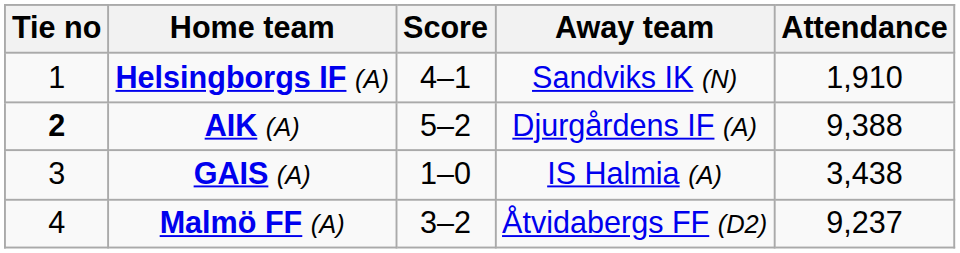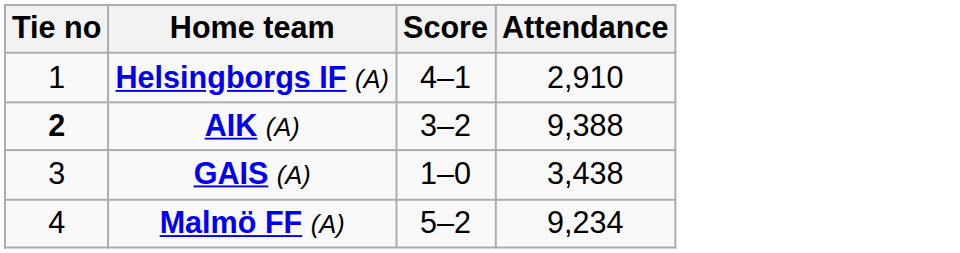- column: (635, 28)
(865, 77) 1,910 -> (585, 77) 2,910
(445, 125) 5–2 -> (445, 125) 3–2
(445, 222) 3–2 -> (445, 222) 5–2
(865, 222) 9,237 -> (585, 222) 9,234
